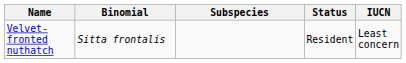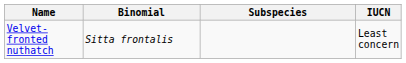- column: (330, 12)
